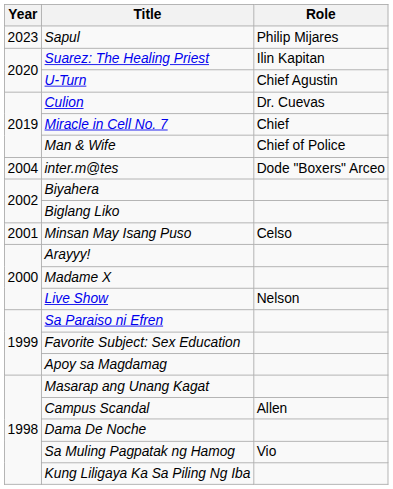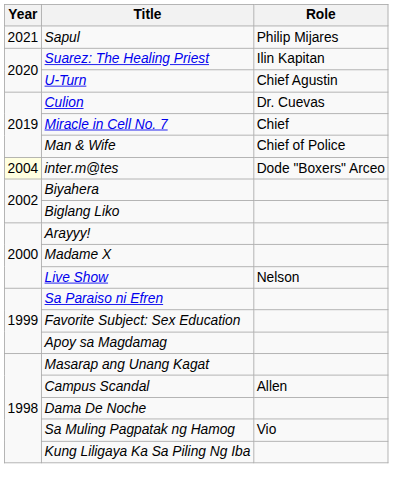(23, 37) 2023 -> (23, 37) 2021
(23, 168) no background -> (23, 168) lightyellow background
- row: (118, 233)
